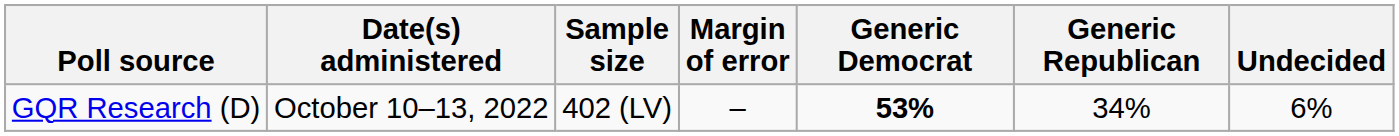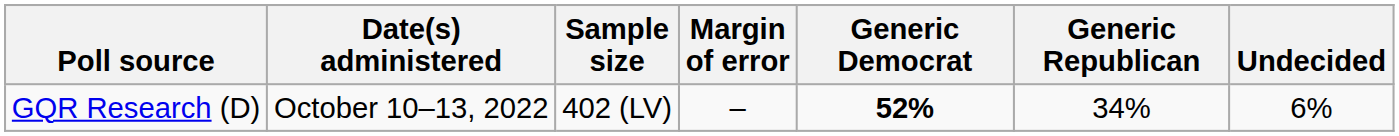(905, 107) 53% -> (905, 107) 52%
